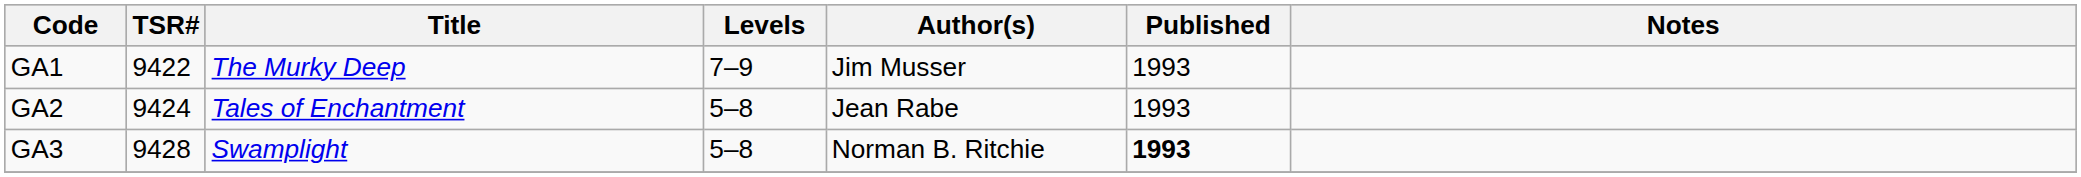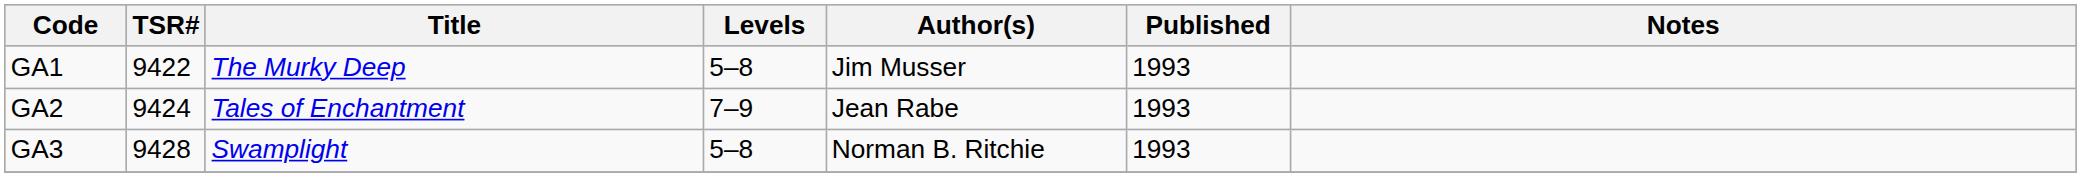(731, 66) 7–9 -> (731, 66) 5–8
(731, 108) 5–8 -> (731, 108) 7–9
(1161, 150) bold -> (1161, 150) normal
